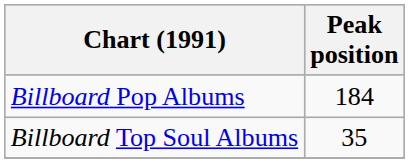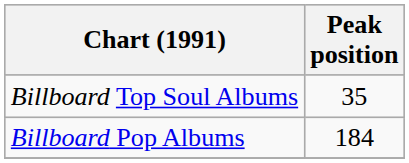rows swapped: (128, 95) <-> (154, 137)
